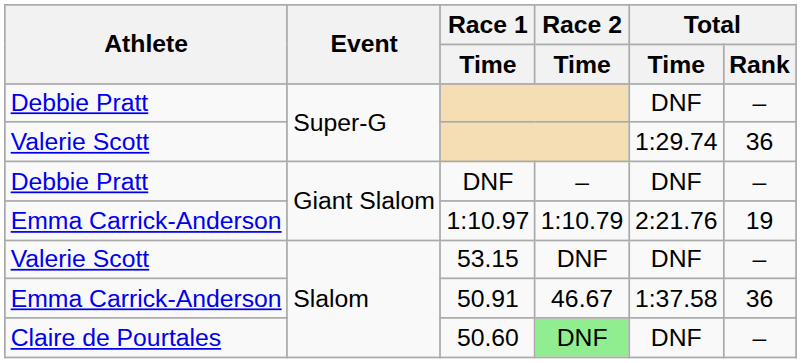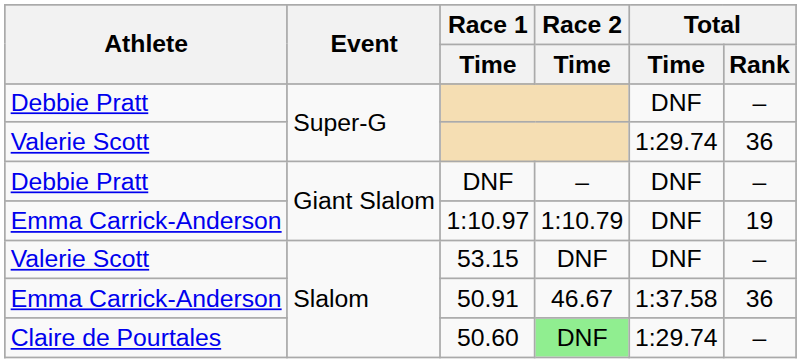(676, 220) 2:21.76 -> (676, 220) DNF
(676, 338) DNF -> (676, 338) 1:29.74
